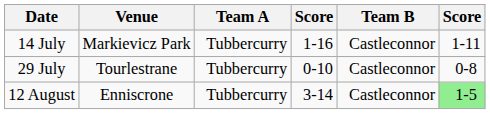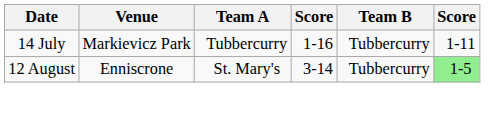(388, 43) Castleconnor -> (385, 43) Tubbercurry
- row: (42, 69)
(243, 95) Tubbercurry -> (243, 69) St. Mary's
(388, 95) Castleconnor -> (385, 69) Tubbercurry
